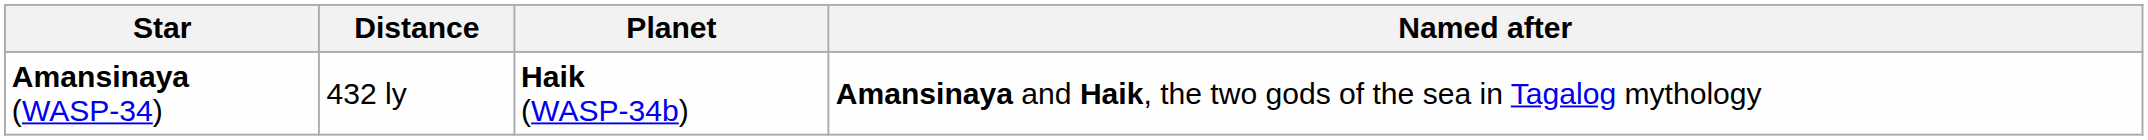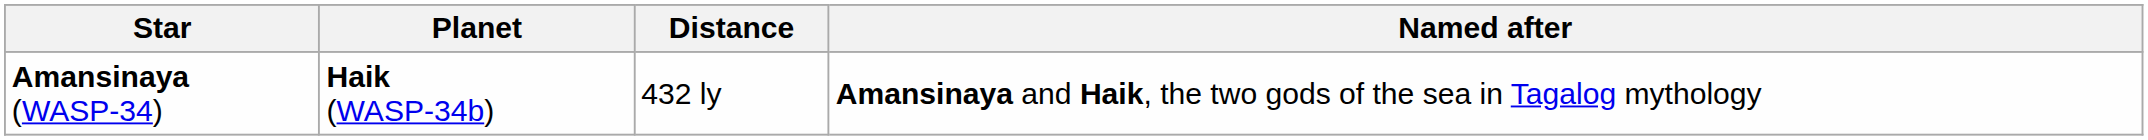columns swapped: (671, 28) <-> (417, 28)
